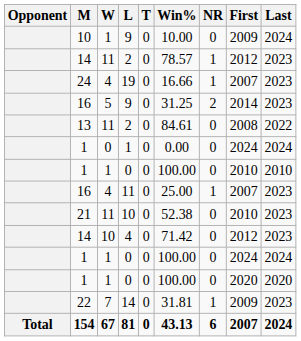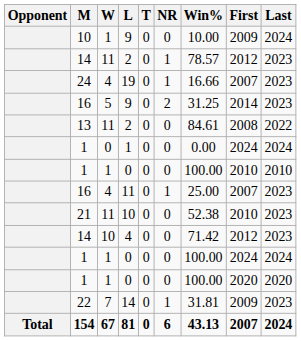columns swapped: (213, 15) <-> (177, 15)
